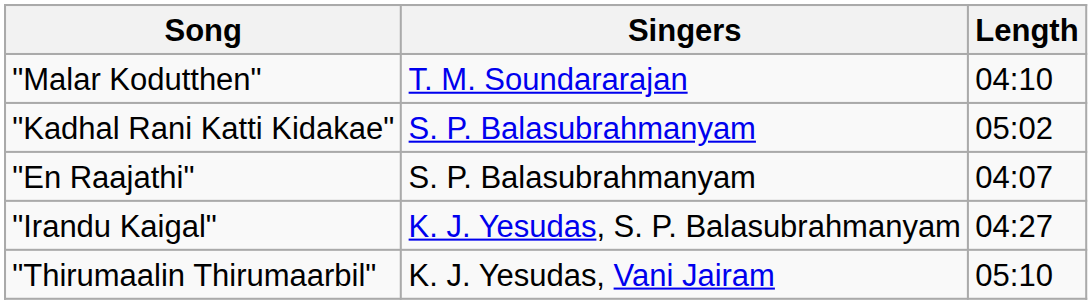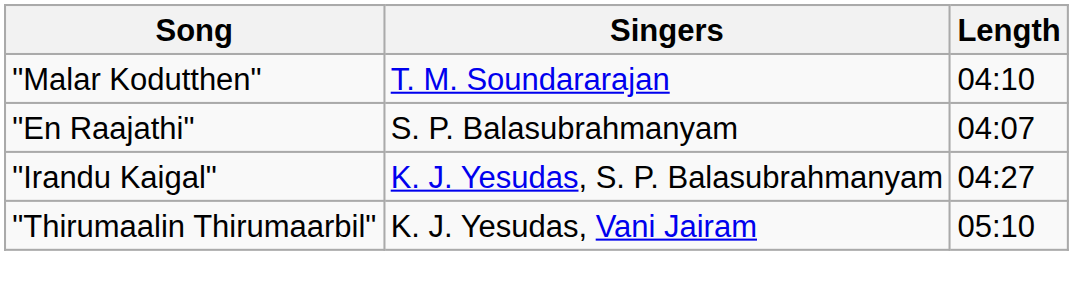- row: (203, 128)
